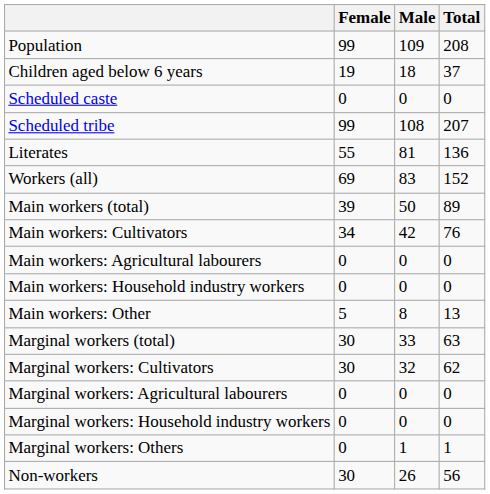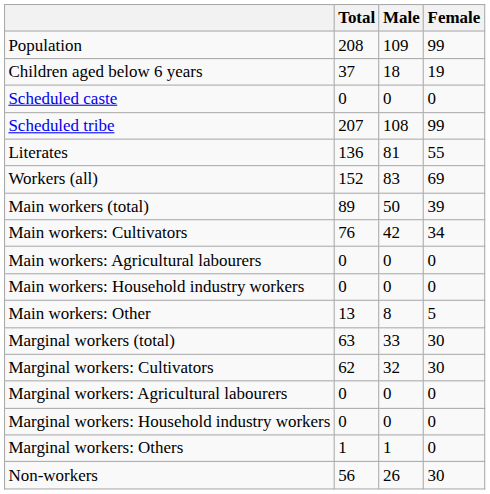columns swapped: (462, 17) <-> (364, 17)
